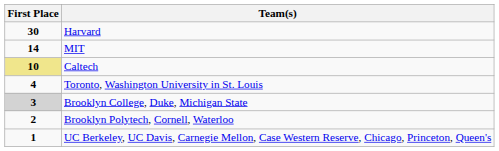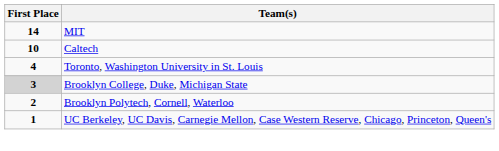- row: (82, 31)
(33, 66) khaki background -> (33, 48) no background
